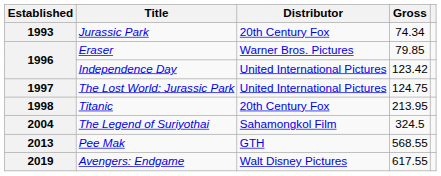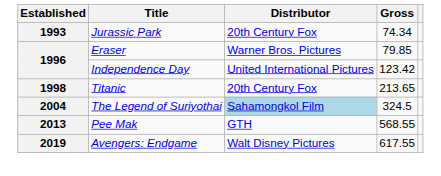- row: (157, 87)
(410, 106) 213.95 -> (397, 87) 213.65
(288, 124) no background -> (276, 106) lightblue background
